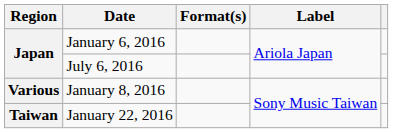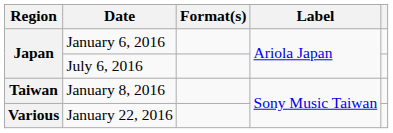(34, 90) Various -> (34, 90) Taiwan
(34, 115) Taiwan -> (34, 115) Various
